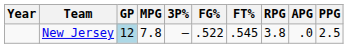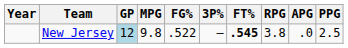columns swapped: (209, 14) <-> (178, 14)
(151, 34) 7.8 -> (151, 34) 9.8
(244, 34) normal -> (244, 34) bold
